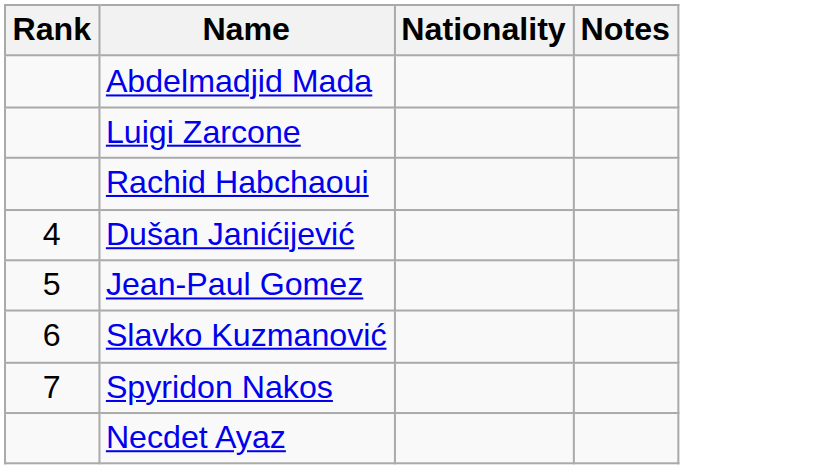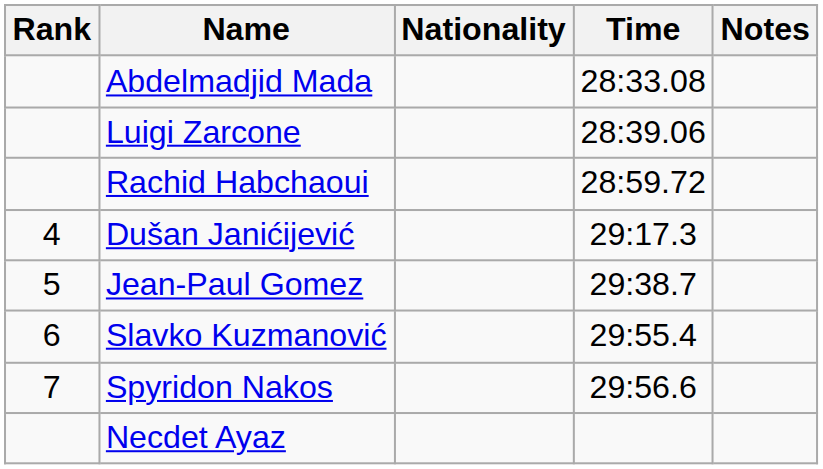+ column: (643, 30)
